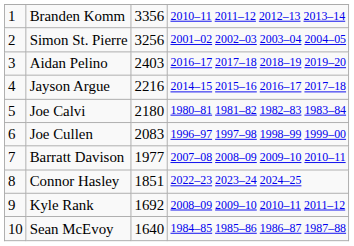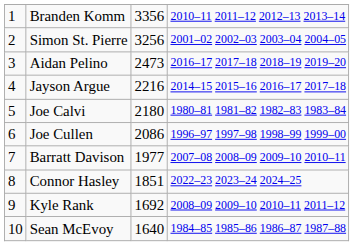(149, 63) 2403 -> (149, 63) 2473
(149, 134) 2083 -> (149, 134) 2086
